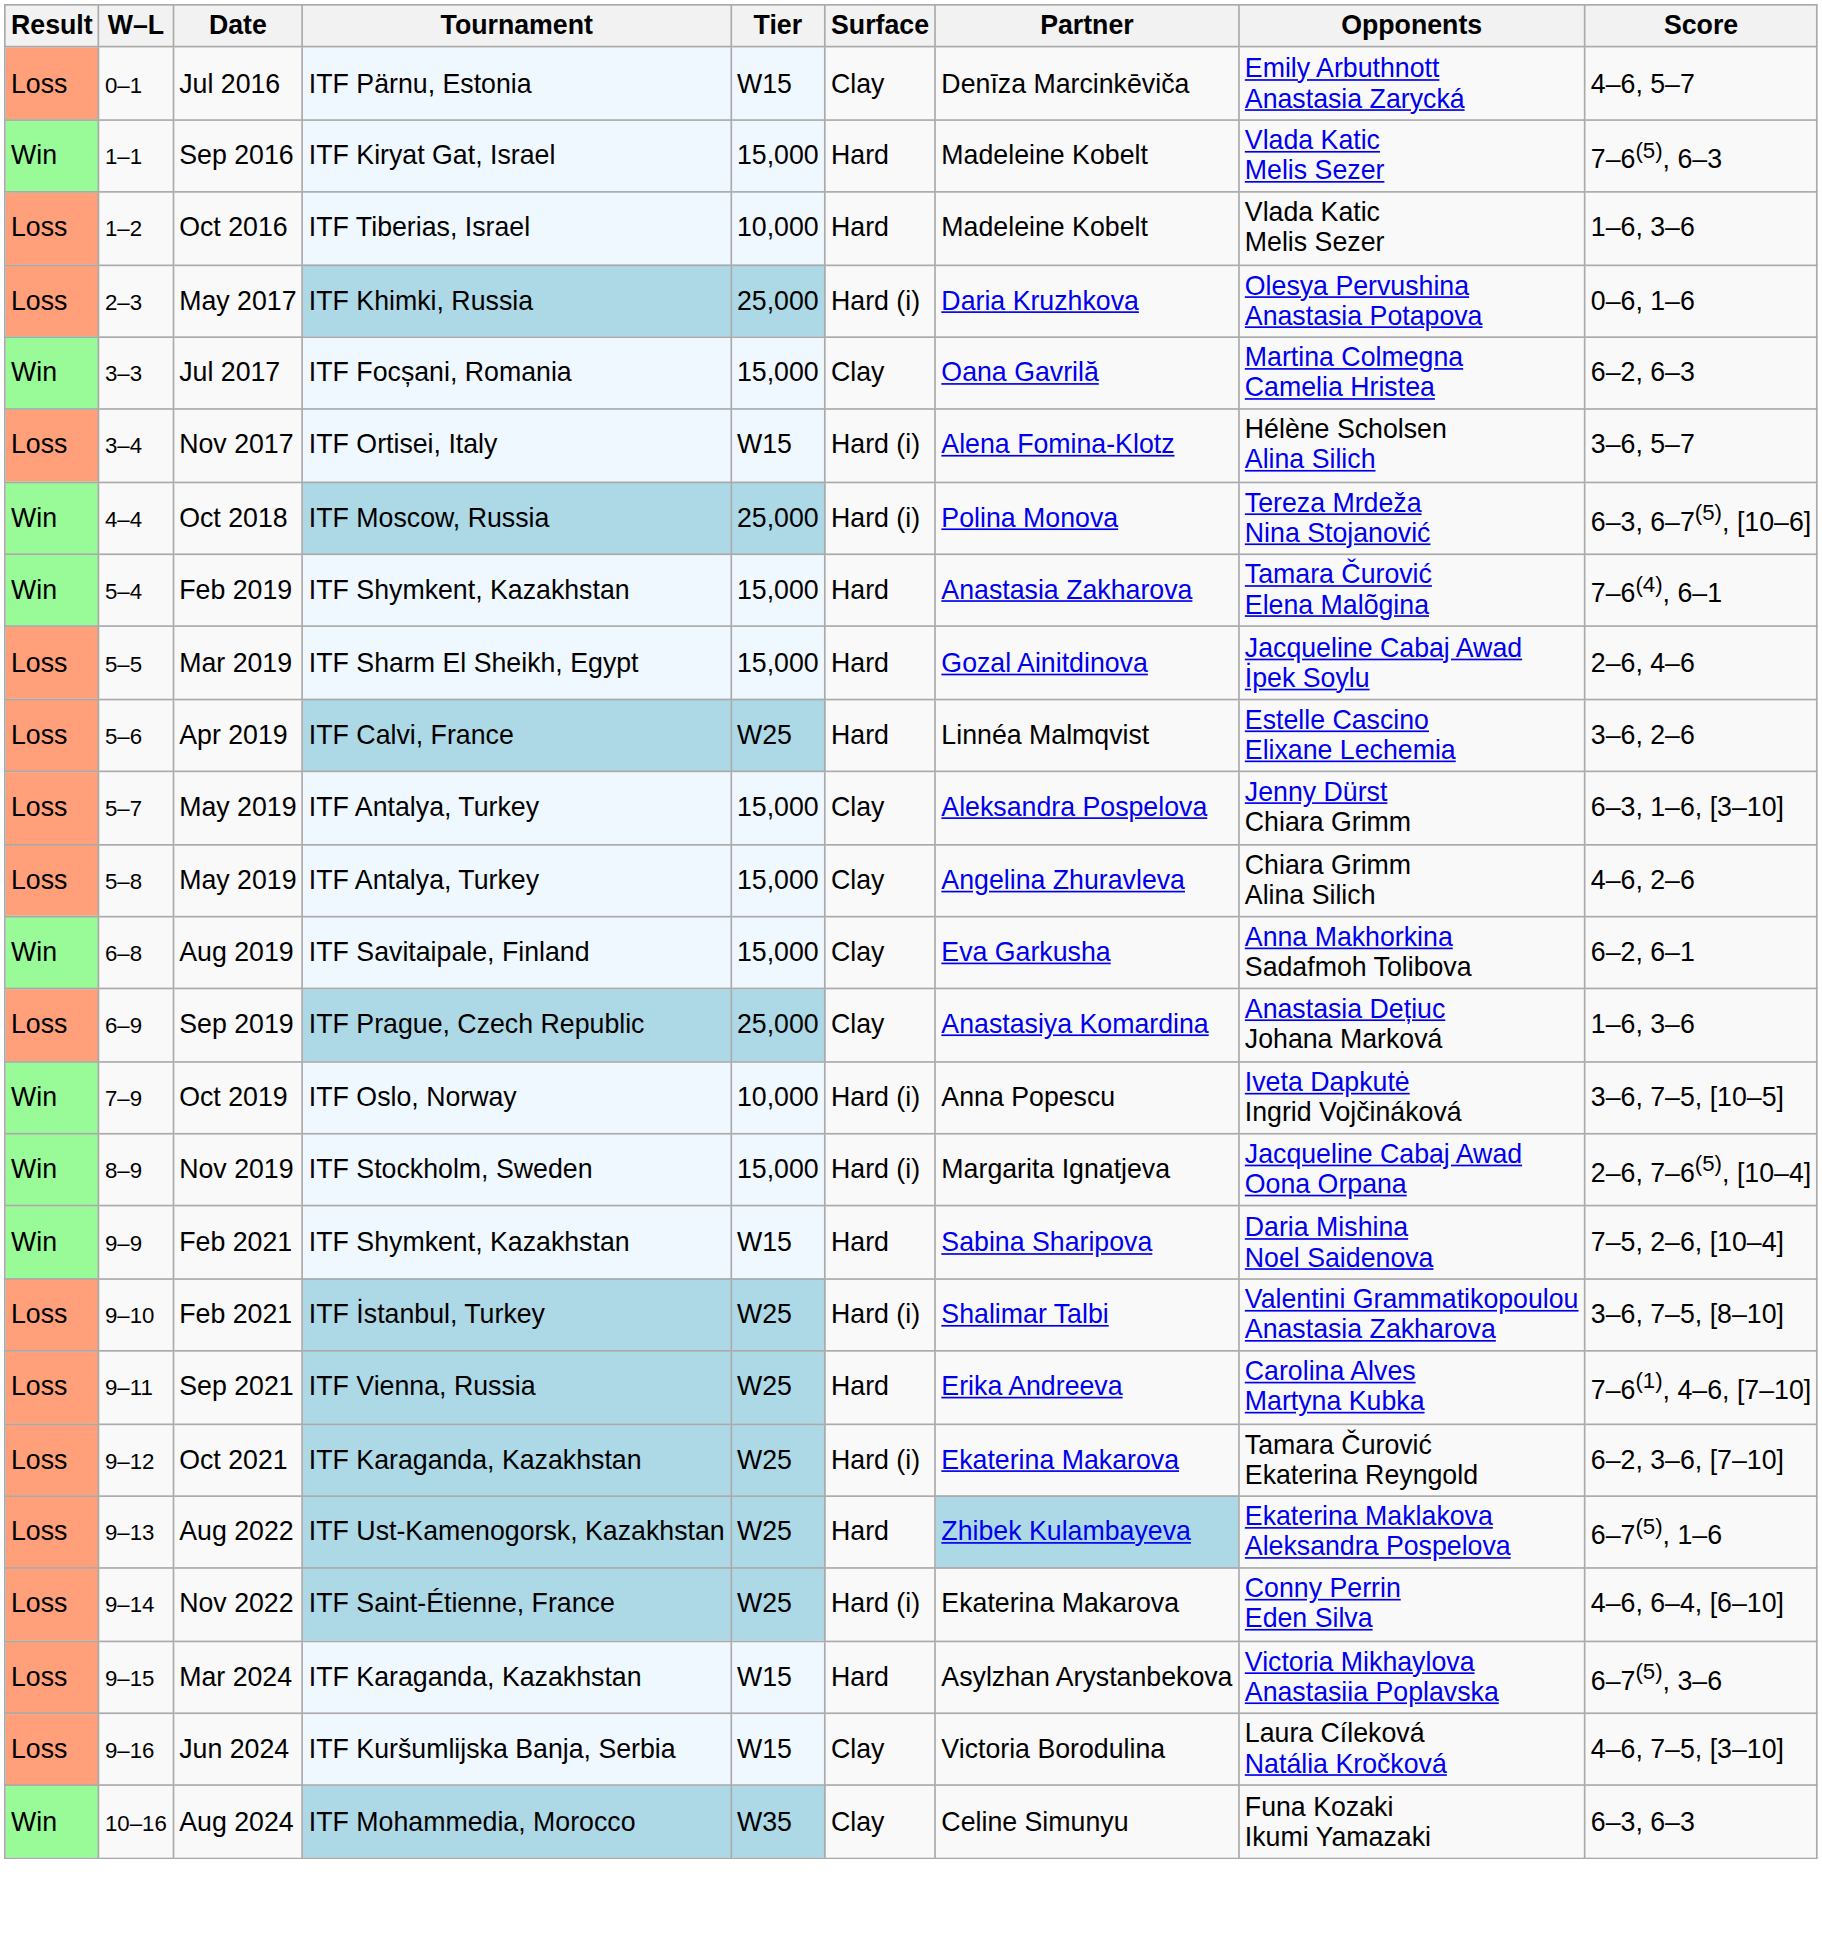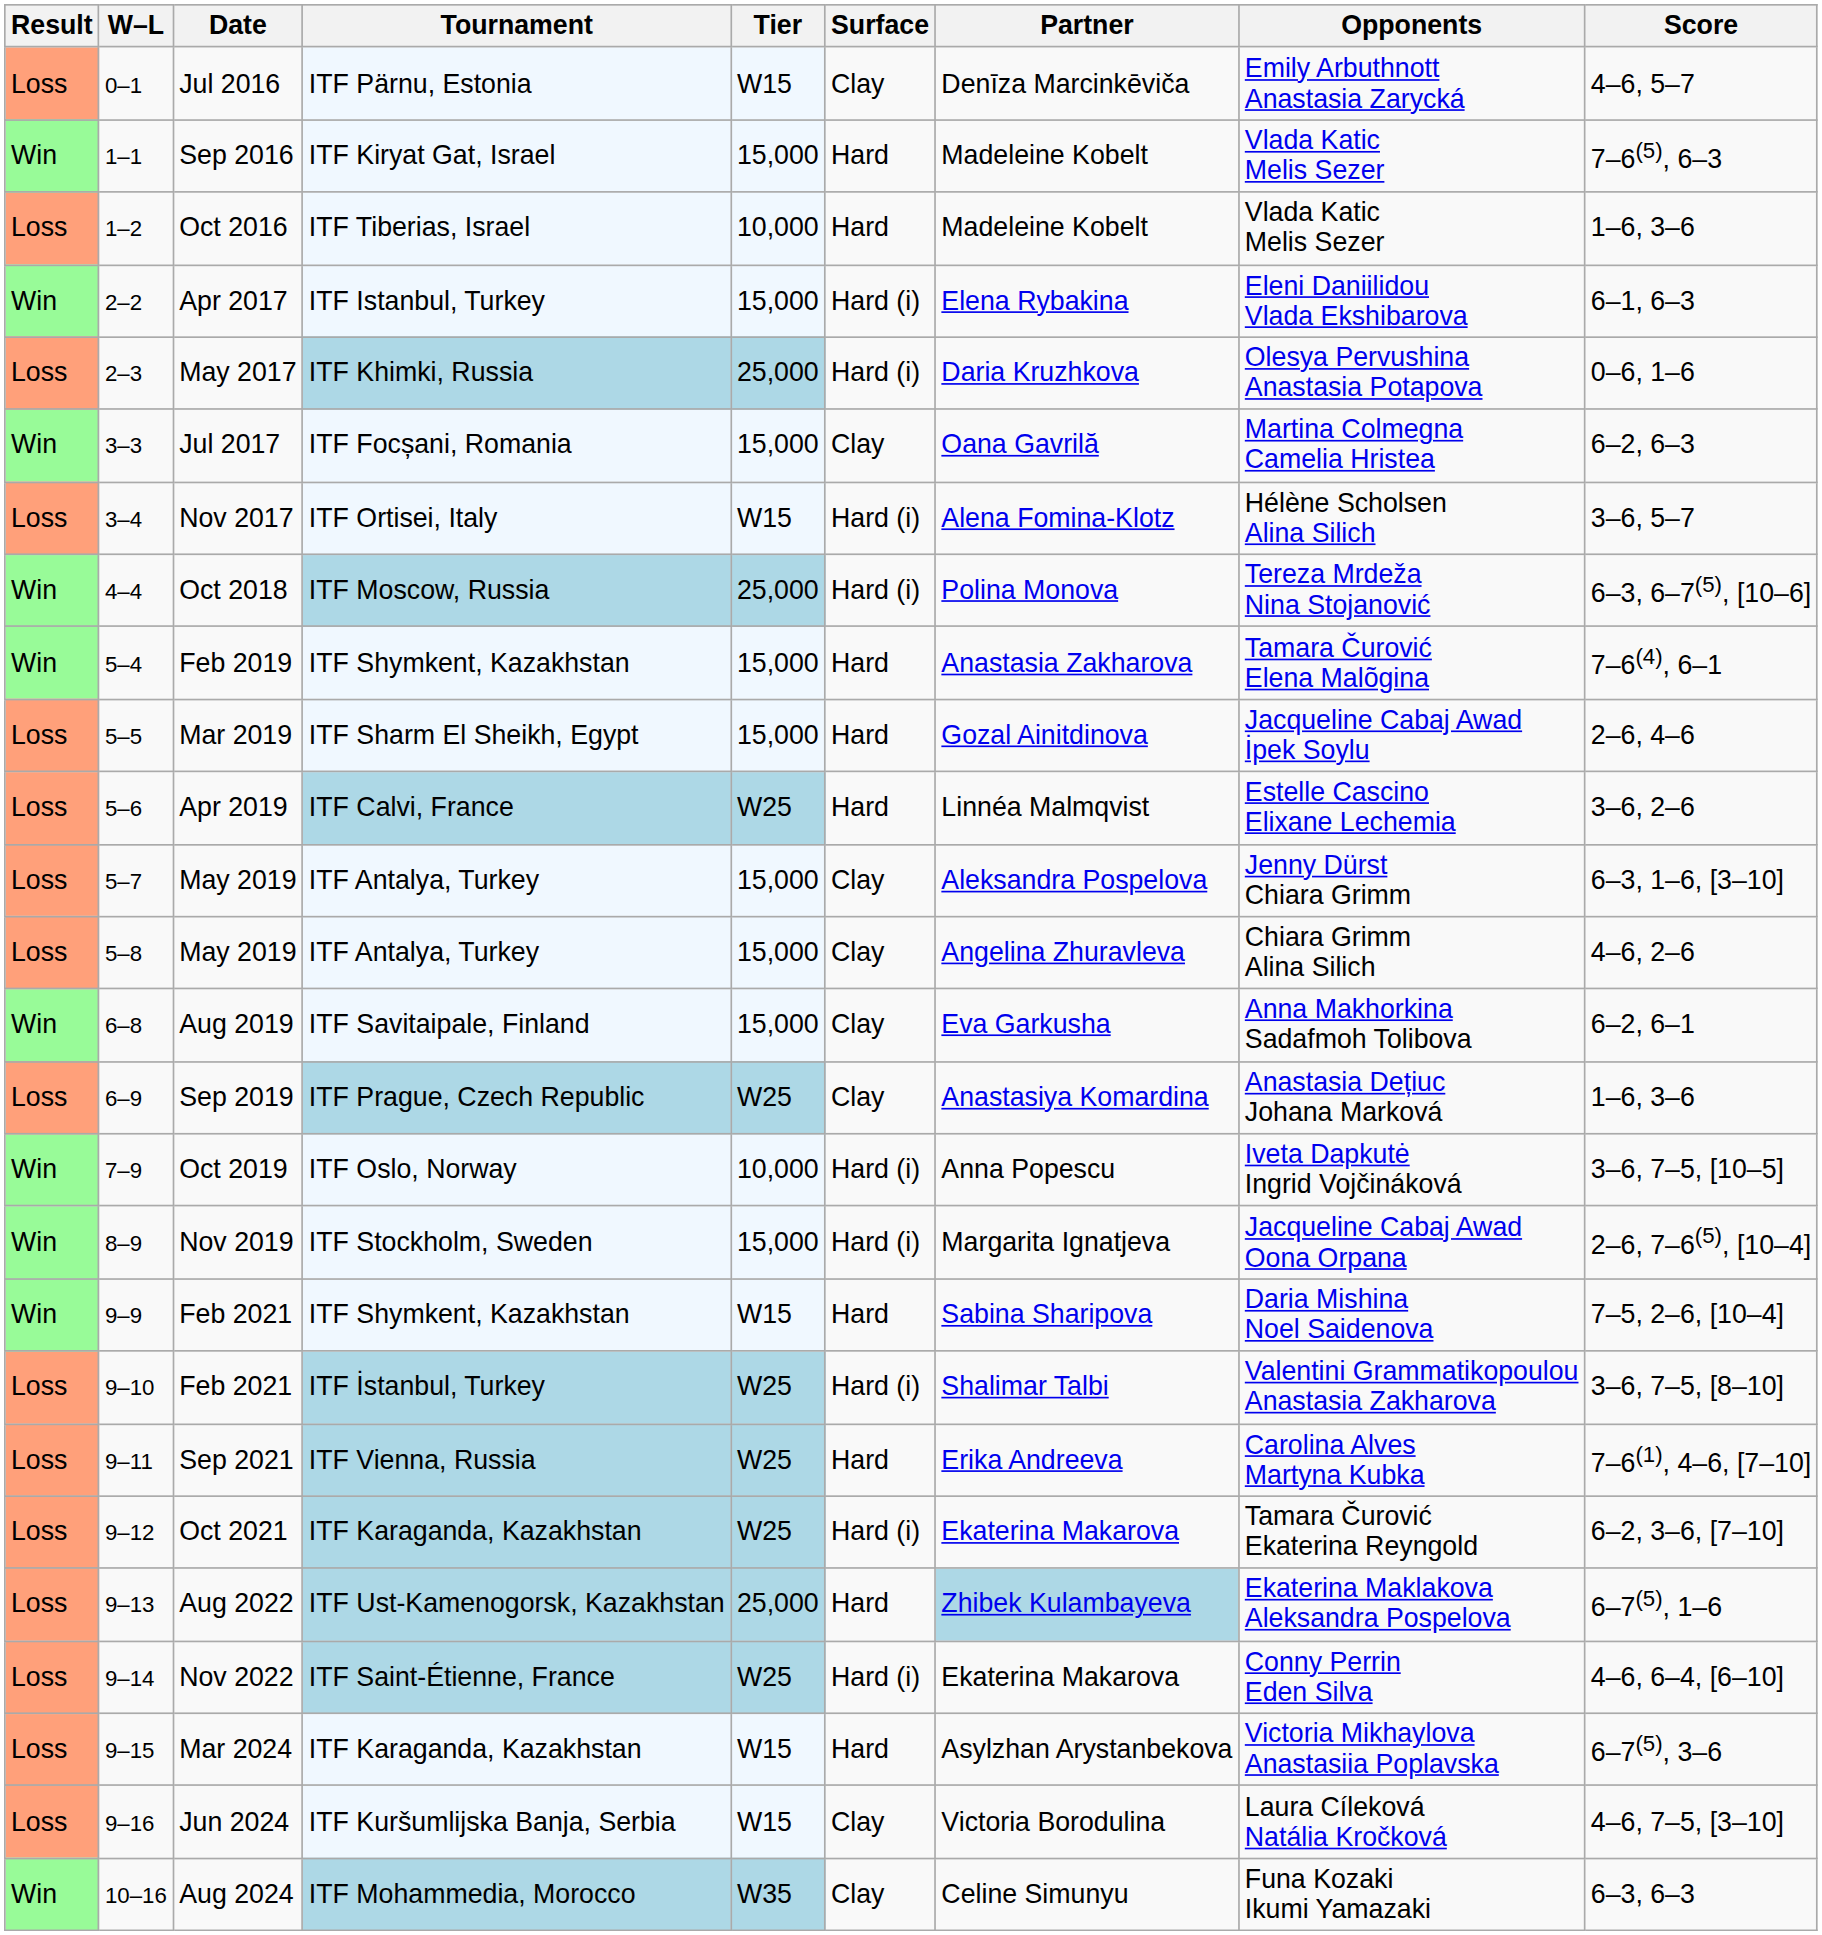+ row: (124, 302)
(778, 1024) 25,000 -> (764, 1097) W25
(764, 1531) W25 -> (778, 1604) 25,000
